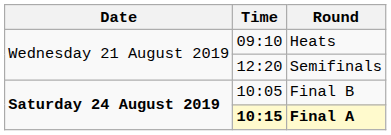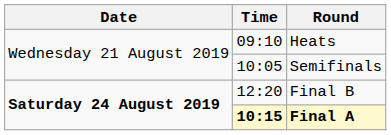(259, 67) 12:20 -> (259, 67) 10:05
(259, 92) 10:05 -> (259, 92) 12:20
